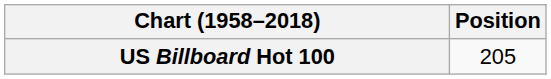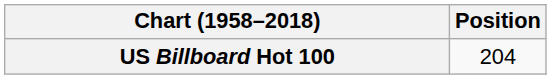(498, 56) 205 -> (498, 56) 204
